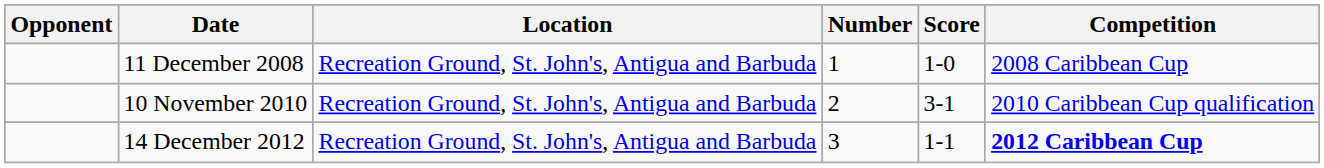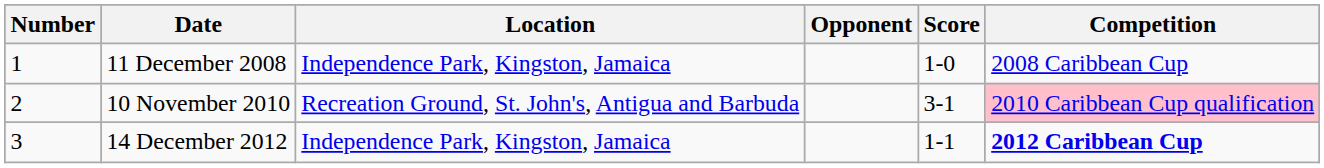columns swapped: (870, 23) <-> (61, 23)
(567, 62) Recreation Ground, St. John's, Antigua and Barbuda -> (486, 62) Independence Park, Kingston, Jamaica
(1153, 102) no background -> (1153, 102) pink background
(567, 141) Recreation Ground, St. John's, Antigua and Barbuda -> (486, 141) Independence Park, Kingston, Jamaica
